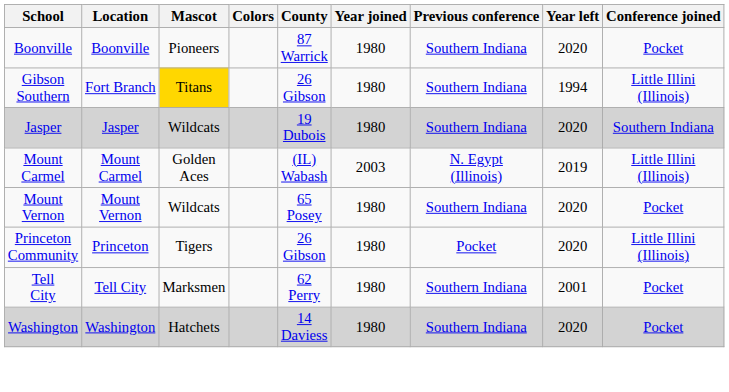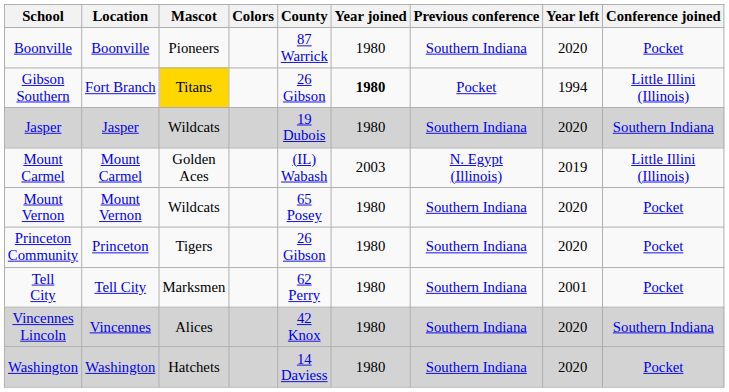(371, 87) normal -> (371, 87) bold
(476, 87) Southern Indiana -> (476, 87) Pocket
(476, 247) Pocket -> (476, 247) Southern Indiana
(663, 247) Little Illini (Illinois) -> (663, 247) Pocket
+ row: (43, 327)
